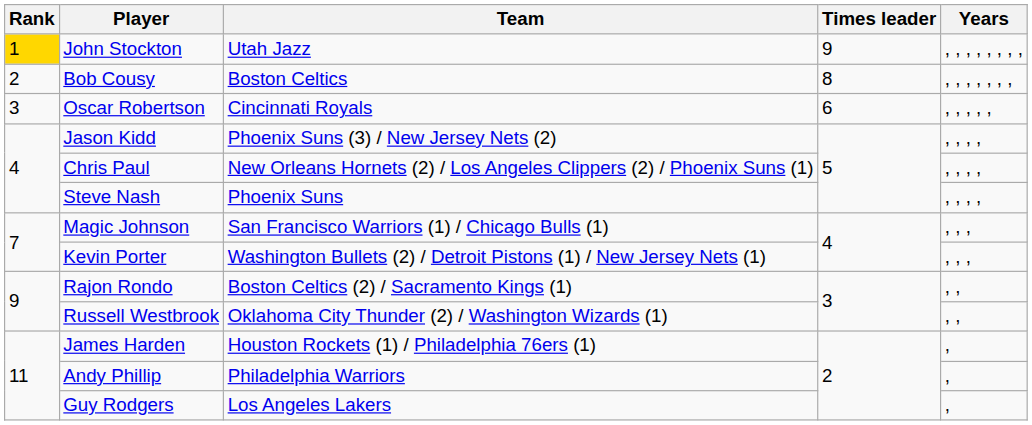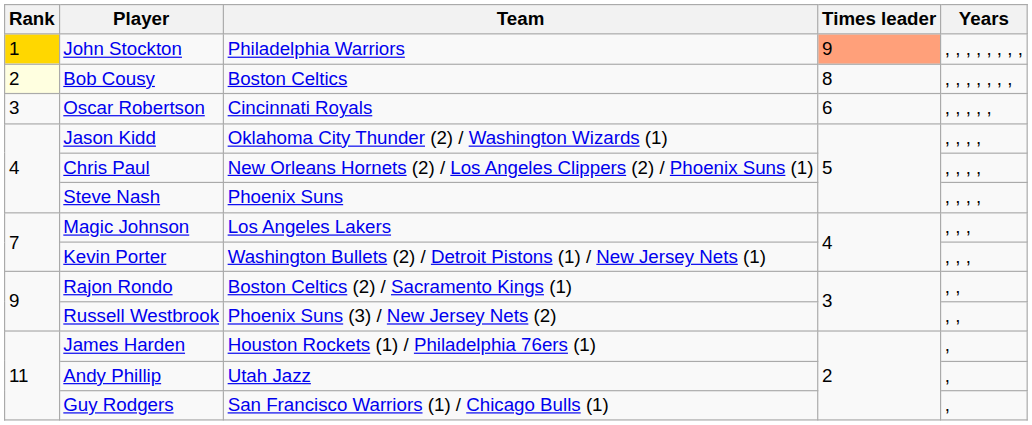(269, 49) Utah Jazz -> (316, 49) Philadelphia Warriors
(827, 49) no background -> (827, 49) lightsalmon background
(14, 78) no background -> (14, 78) lightyellow background
(392, 138) Phoenix Suns (3) / New Jersey Nets (2) -> (448, 138) Oklahoma City Thunder (2) / Washington Wizards (1)
(418, 227) San Francisco Warriors (1) / Chicago Bulls (1) -> (309, 227) Los Angeles Lakers
(448, 316) Oklahoma City Thunder (2) / Washington Wizards (1) -> (392, 316) Phoenix Suns (3) / New Jersey Nets (2)
(316, 375) Philadelphia Warriors -> (269, 375) Utah Jazz
(309, 405) Los Angeles Lakers -> (418, 405) San Francisco Warriors (1) / Chicago Bulls (1)
